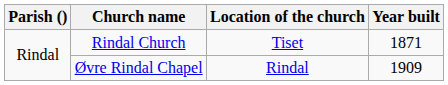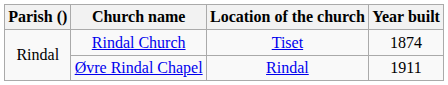(406, 42) 1871 -> (406, 42) 1874
(406, 67) 1909 -> (406, 67) 1911
